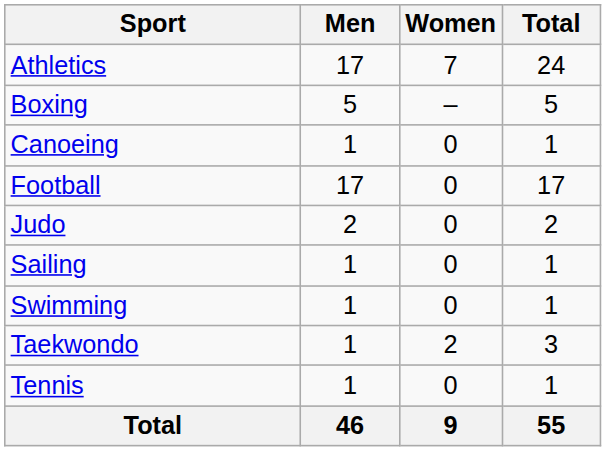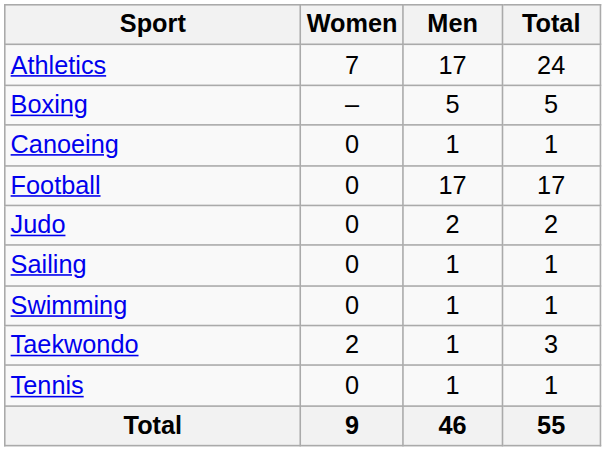columns swapped: (350, 24) <-> (451, 24)
